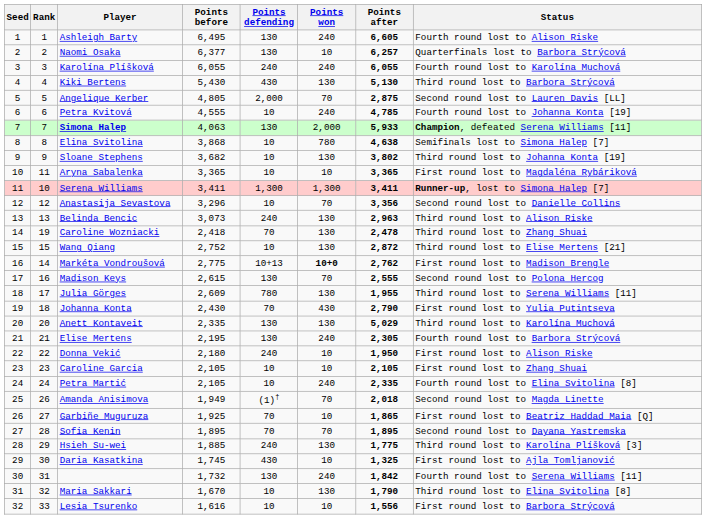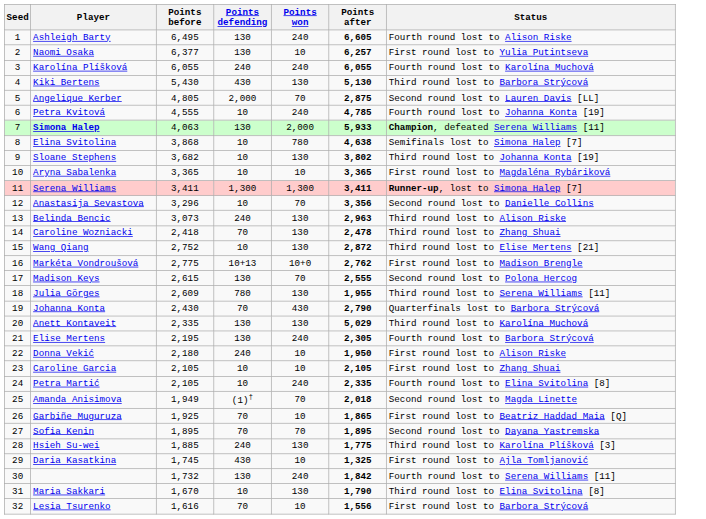- column: (44, 17)
(521, 53) Quarterfinals lost to Barbora Strýcová -> (488, 53) First round lost to Yulia Putintseva
(327, 263) bold -> (300, 263) normal
(515, 308) First round lost to Yulia Putintseva -> (494, 308) Quarterfinals lost to Barbora Strýcová
(269, 506) 10 -> (242, 506) 70
